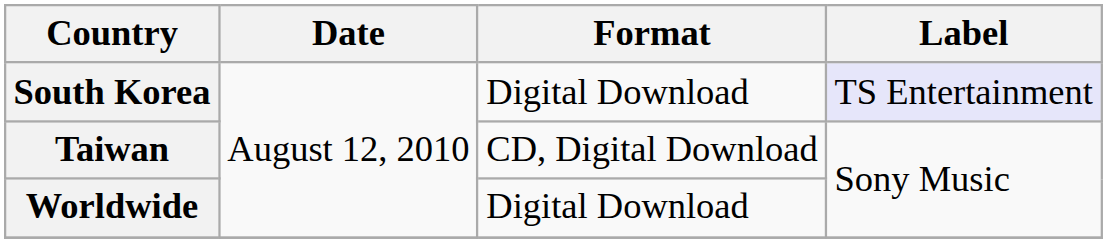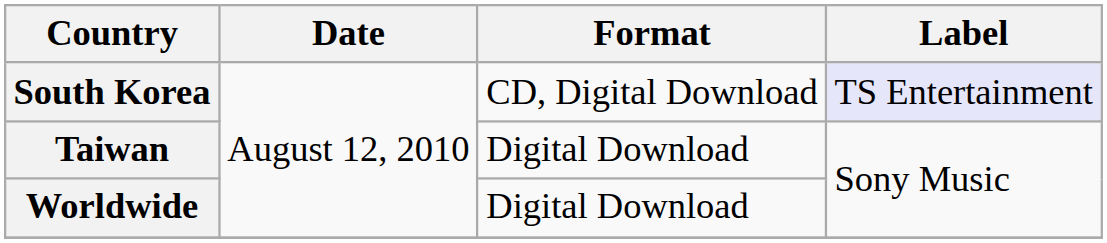(618, 91) Digital Download -> (652, 91) CD, Digital Download
(652, 149) CD, Digital Download -> (618, 149) Digital Download
